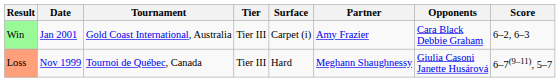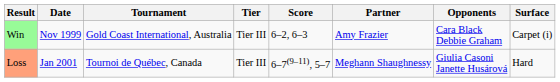columns swapped: (291, 12) <-> (523, 12)
(58, 35) Jan 2001 -> (60, 35) Nov 1999
(60, 63) Nov 1999 -> (58, 63) Jan 2001
